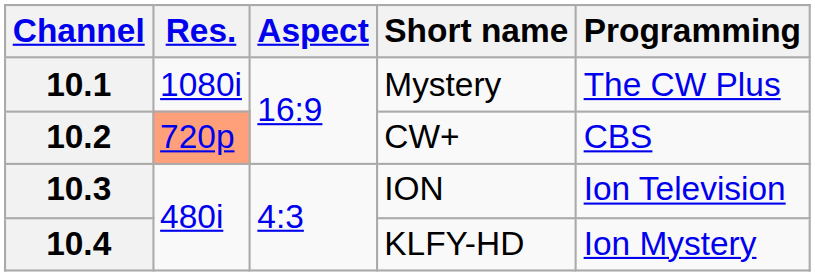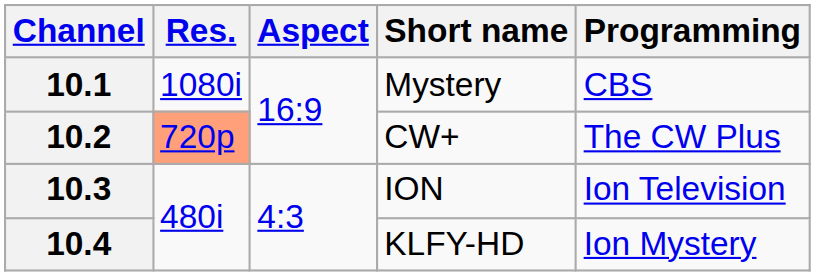(682, 84) The CW Plus -> (618, 84) CBS
(618, 137) CBS -> (682, 137) The CW Plus
